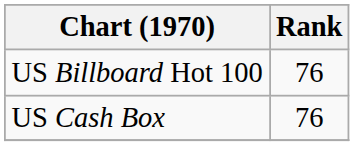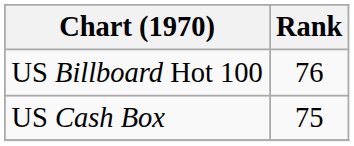(309, 117) 76 -> (309, 117) 75
